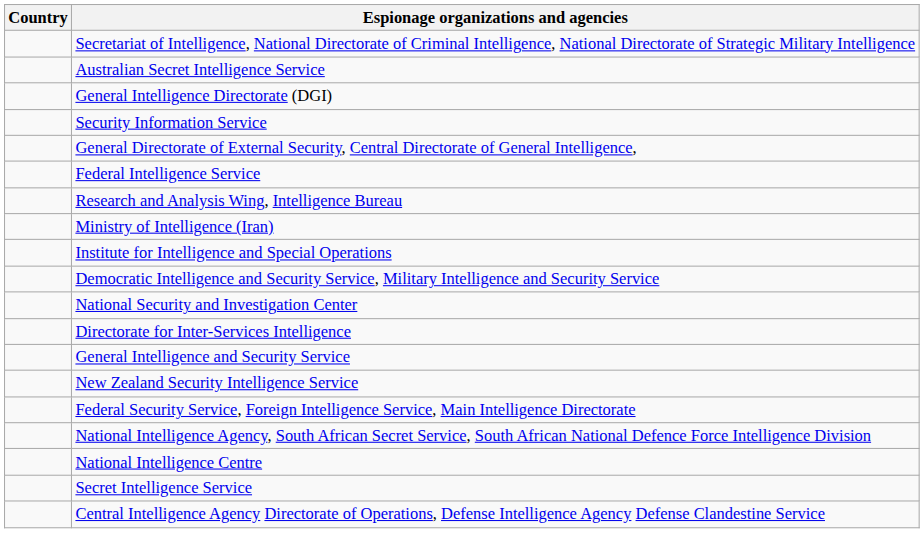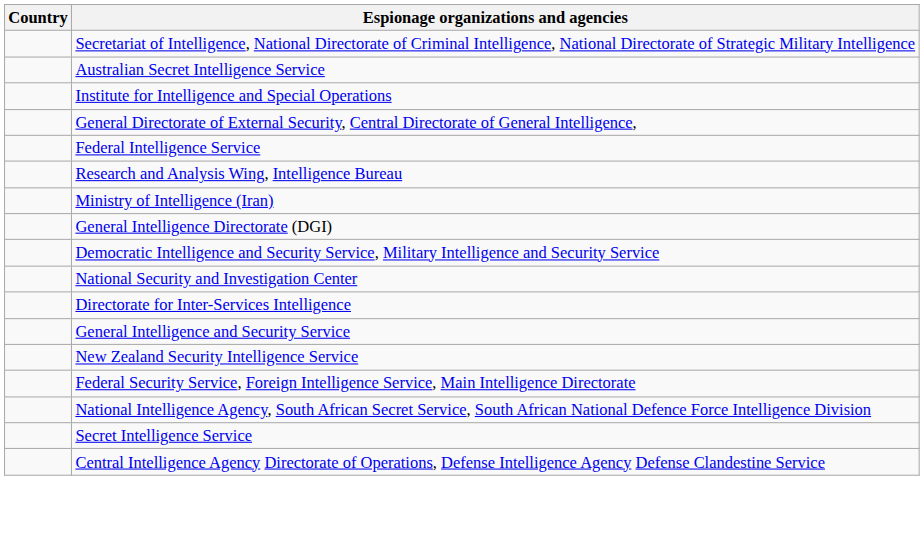rows swapped: (204, 95) <-> (234, 252)
- row: (171, 122)
- row: (169, 461)
